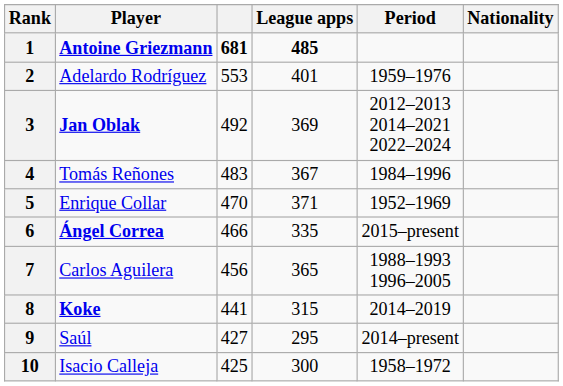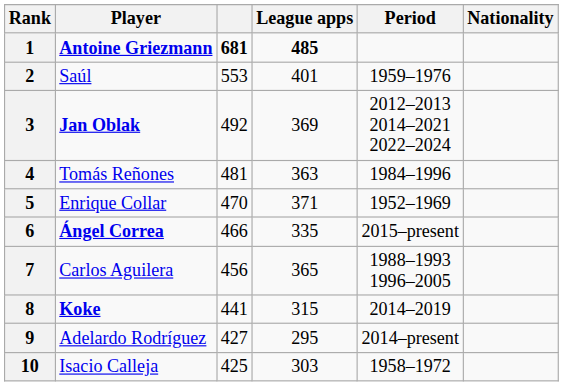(133, 76) Adelardo Rodríguez -> (75, 76) Saúl
(234, 174) 483 -> (234, 174) 481
(305, 174) 367 -> (305, 174) 363
(75, 337) Saúl -> (133, 337) Adelardo Rodríguez
(305, 366) 300 -> (305, 366) 303
